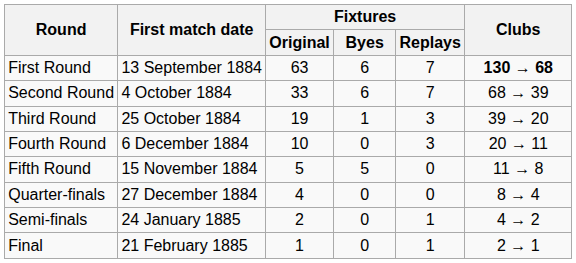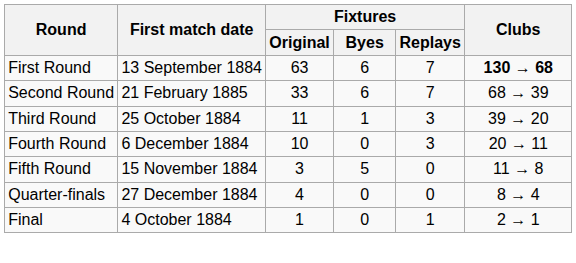(177, 93) 4 October 1884 -> (185, 93) 21 February 1885
(300, 118) 19 -> (300, 118) 11
(300, 169) 5 -> (300, 169) 3
- row: (48, 220)
(185, 245) 21 February 1885 -> (177, 220) 4 October 1884
